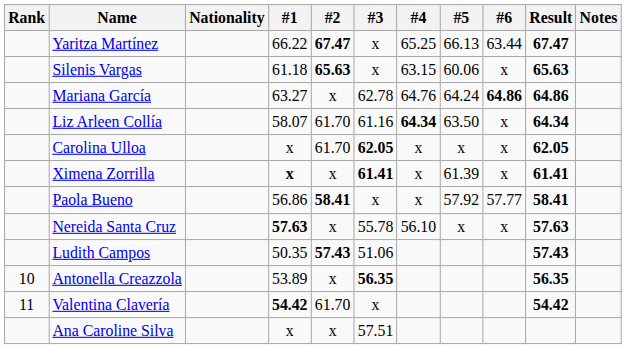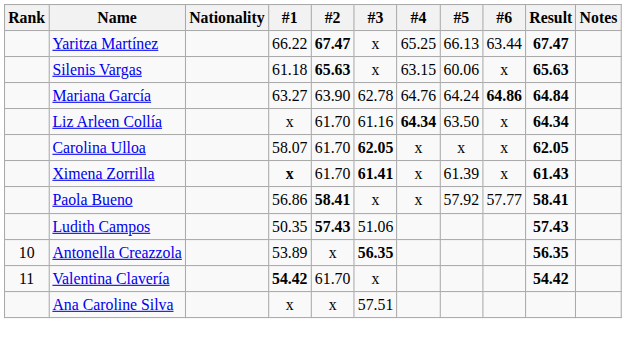(333, 95) x -> (333, 95) 63.90
(551, 95) 64.86 -> (551, 95) 64.84
(290, 121) 58.07 -> (290, 121) x
(290, 148) x -> (290, 148) 58.07
(333, 174) x -> (333, 174) 61.70
(551, 174) 61.41 -> (551, 174) 61.43
- row: (114, 226)
